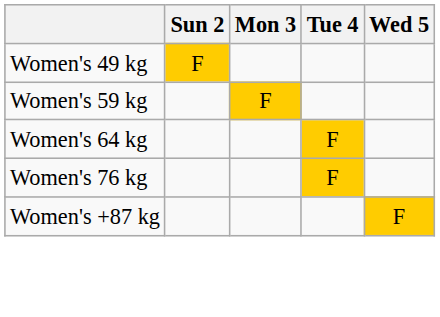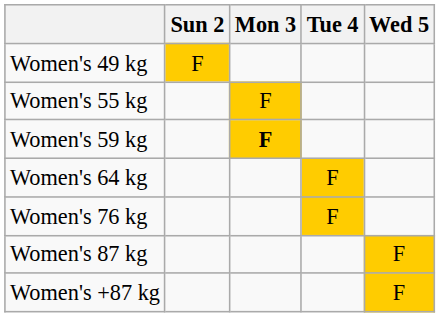+ row: (79, 101)
(266, 101) normal -> (266, 139) bold
+ row: (79, 254)
